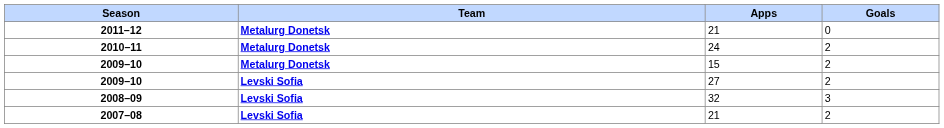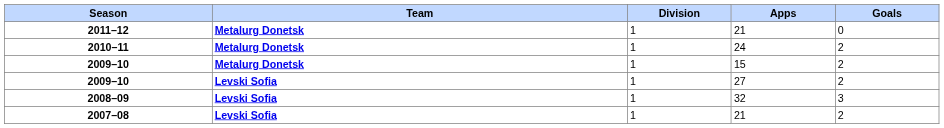+ column: (679, 13)
